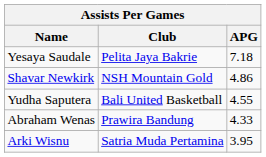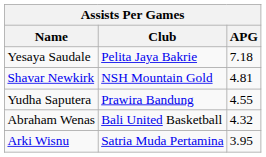(241, 78) 4.86 -> (241, 78) 4.81
(162, 99) Bali United Basketball -> (147, 99) Prawira Bandung
(147, 120) Prawira Bandung -> (162, 120) Bali United Basketball
(241, 120) 4.33 -> (241, 120) 4.32
